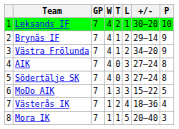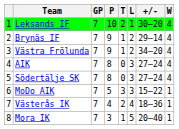columns swapped: (109, 11) <-> (167, 11)
